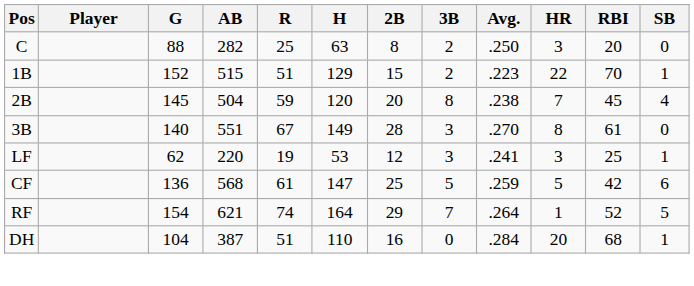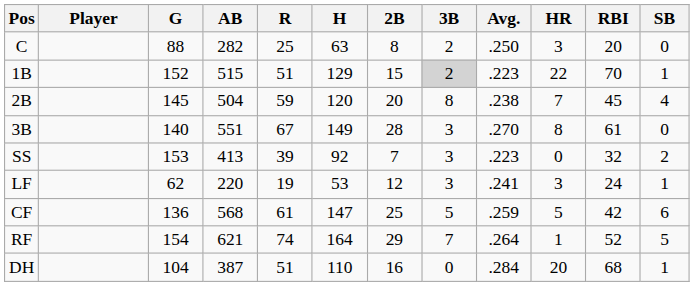(449, 73) no background -> (449, 73) lightgrey background
+ row: (22, 156)
(613, 156) 25 -> (613, 184) 24
